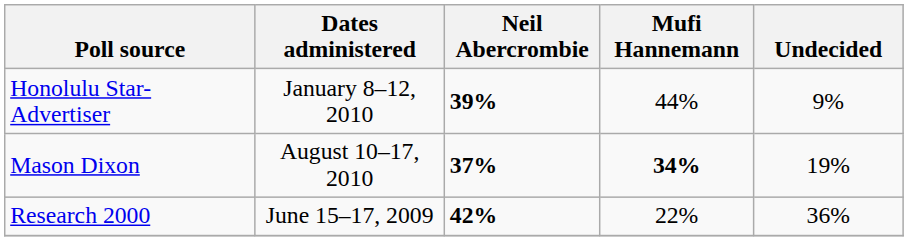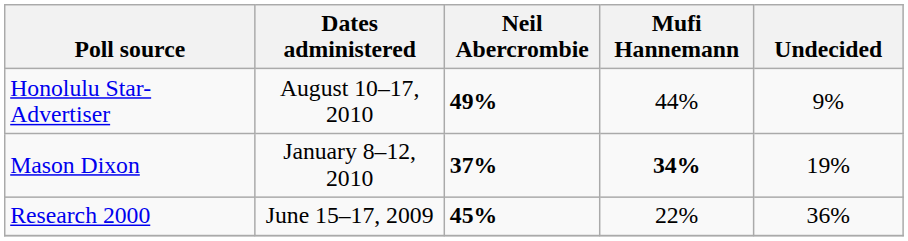(350, 100) January 8–12, 2010 -> (350, 100) August 10–17, 2010
(473, 100) 39% -> (473, 100) 49%
(350, 164) August 10–17, 2010 -> (350, 164) January 8–12, 2010
(473, 215) 42% -> (473, 215) 45%
